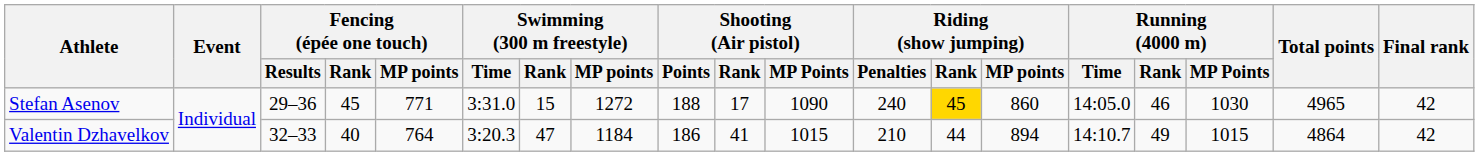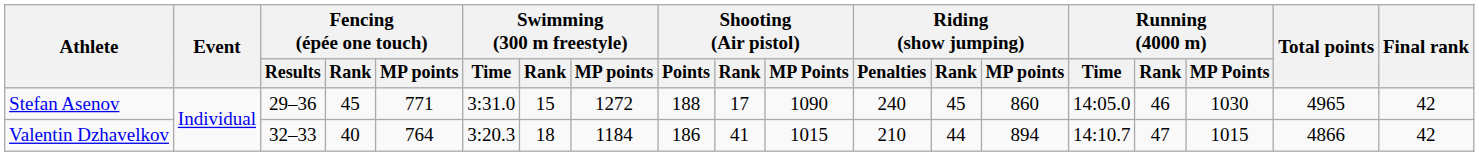(956, 104) gold background -> (956, 104) no background
(545, 135) 47 -> (545, 135) 18
(1160, 135) 49 -> (1160, 135) 47
(1326, 135) 4864 -> (1326, 135) 4866
